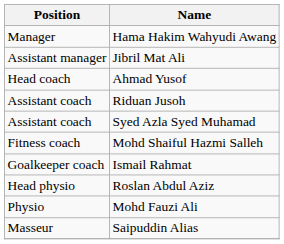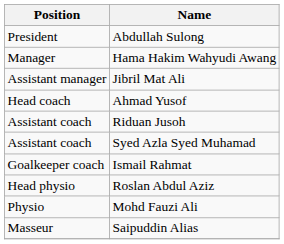+ row: (158, 36)
- row: (188, 143)
